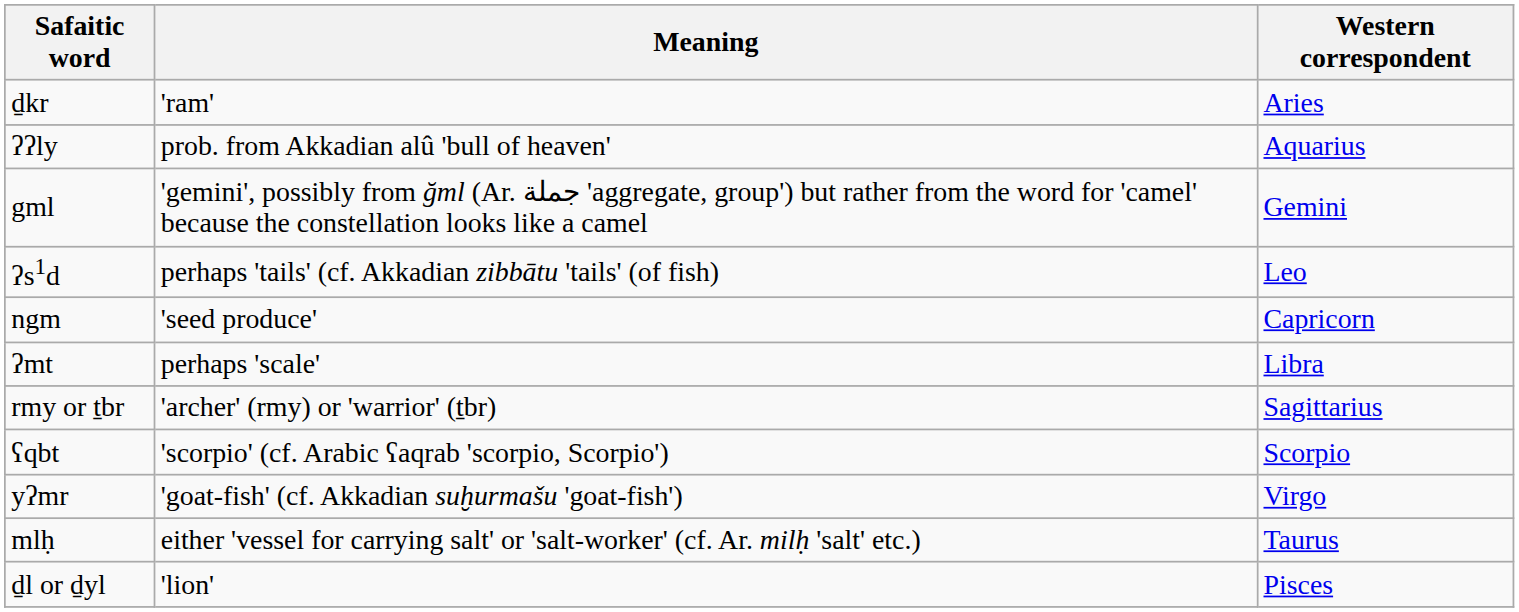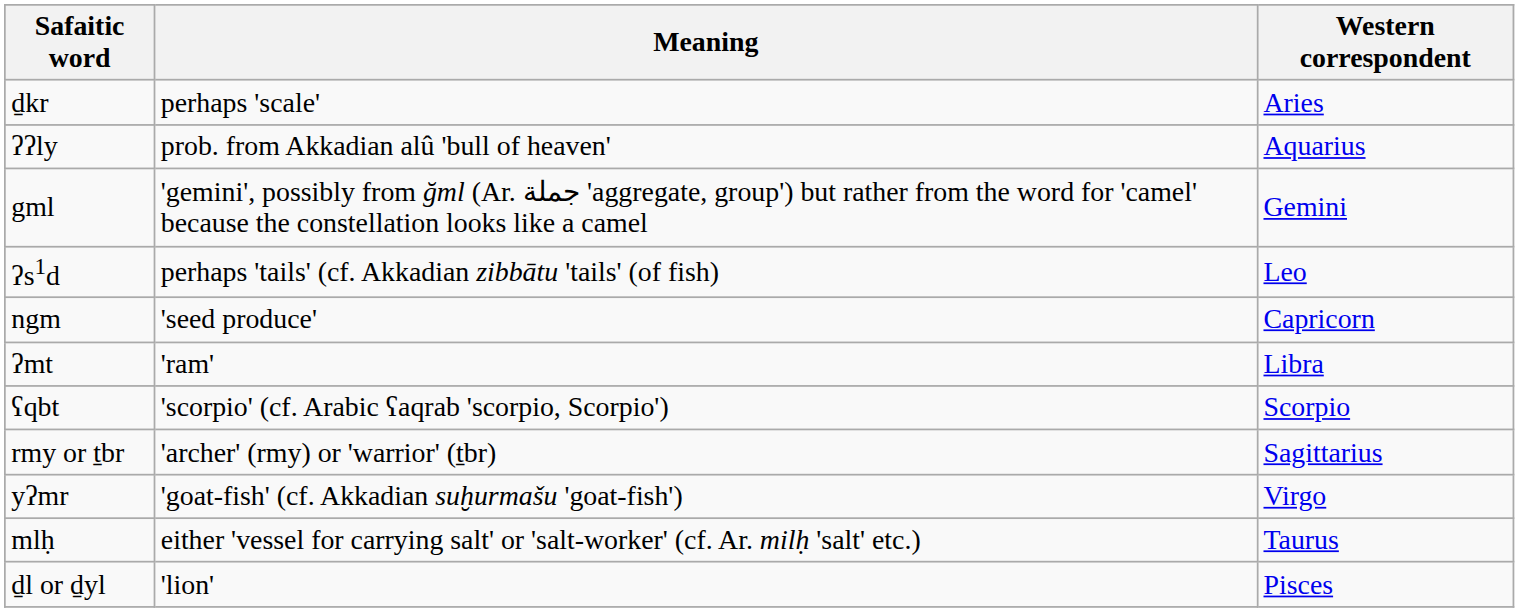(187, 102) 'ram' -> (240, 102) perhaps 'scale'
(240, 363) perhaps 'scale' -> (187, 363) 'ram'
rows swapped: (35, 451) <-> (68, 407)
